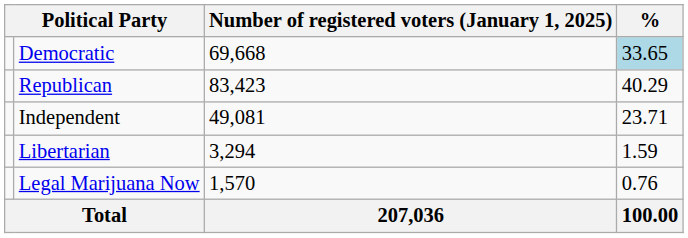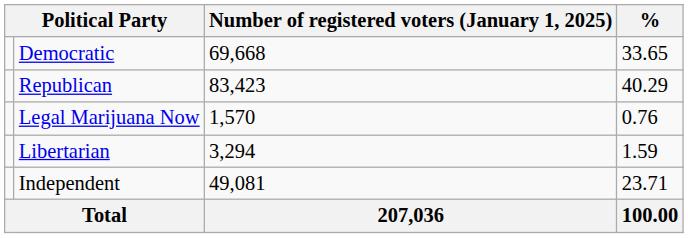(645, 53) lightblue background -> (645, 53) no background
rows swapped: (69, 118) <-> (109, 183)
